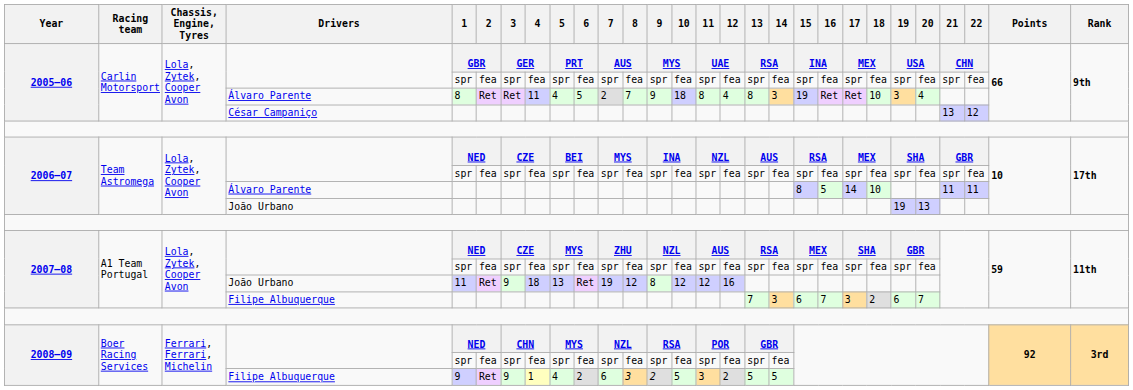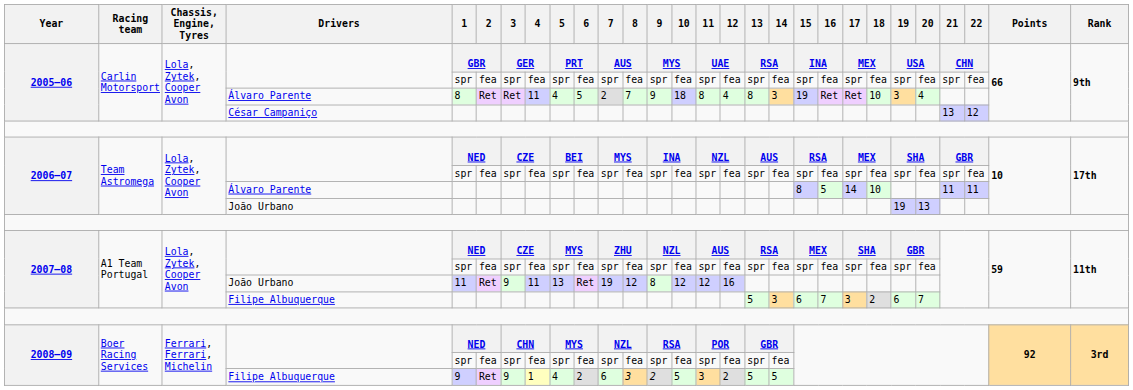(534, 283) 18 -> (534, 283) 11
(750, 300) 7 -> (750, 300) 5
